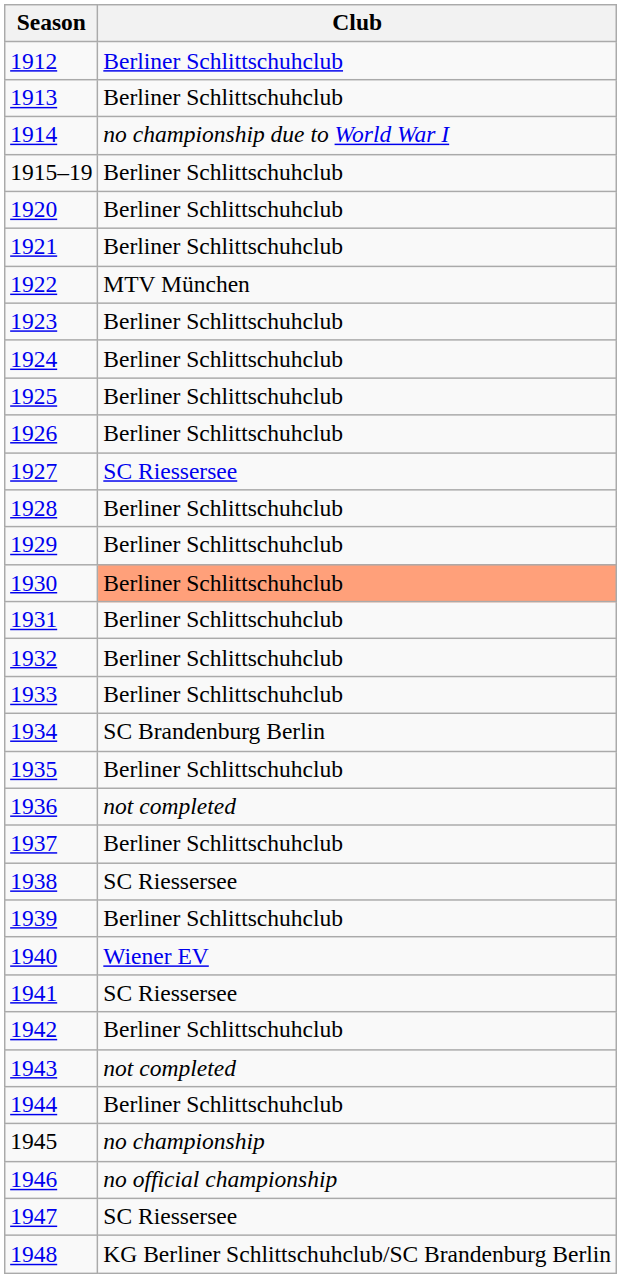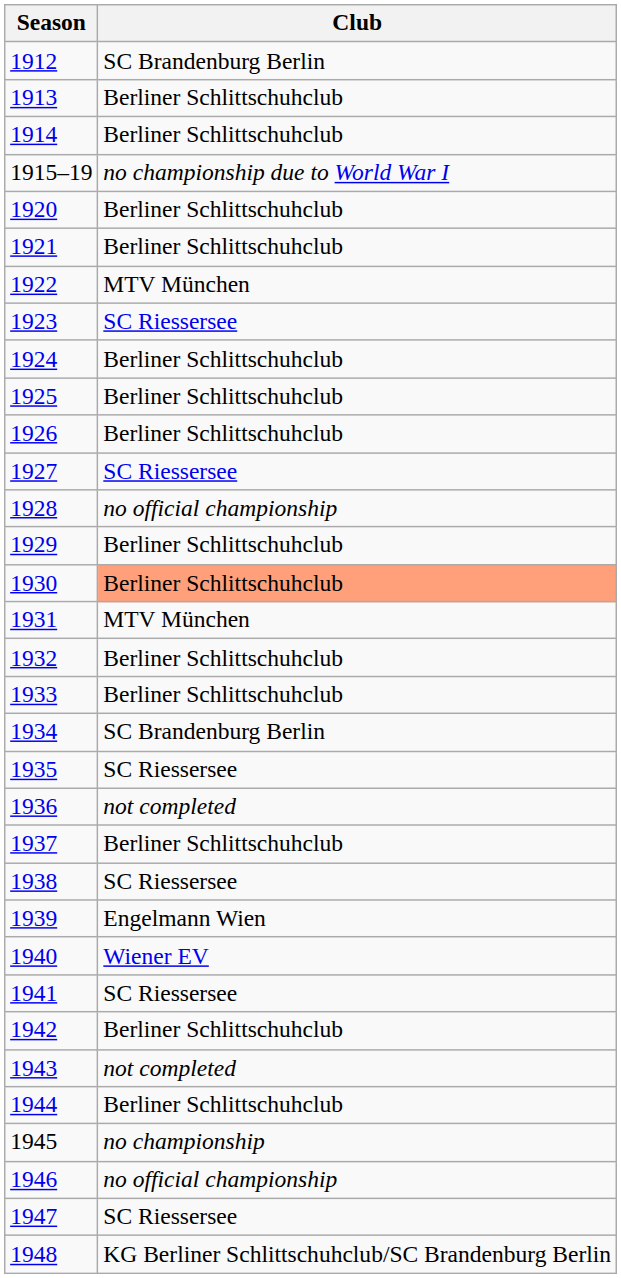(223, 60) Berliner Schlittschuhclub -> (214, 60) SC Brandenburg Berlin
(276, 135) no championship due to World War I -> (223, 135) Berliner Schlittschuhclub
(223, 172) Berliner Schlittschuhclub -> (276, 172) no championship due to World War I
(223, 321) Berliner Schlittschuhclub -> (170, 321) SC Riessersee
(223, 508) Berliner Schlittschuhclub -> (220, 508) no official championship
(223, 619) Berliner Schlittschuhclub -> (177, 619) MTV München
(223, 769) Berliner Schlittschuhclub -> (170, 769) SC Riessersee
(223, 918) Berliner Schlittschuhclub -> (185, 918) Engelmann Wien
